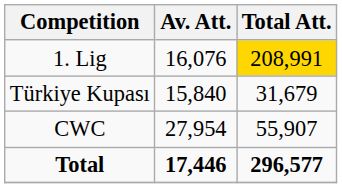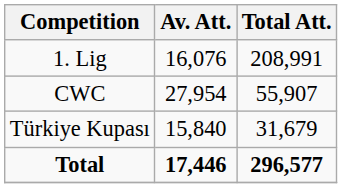(287, 57) gold background -> (287, 57) no background
rows swapped: (80, 93) <-> (80, 128)
